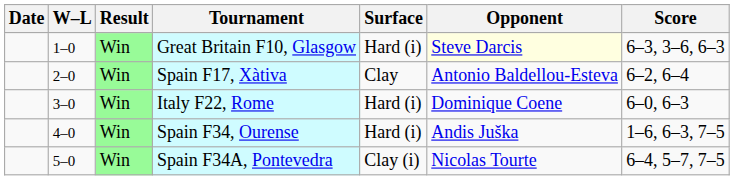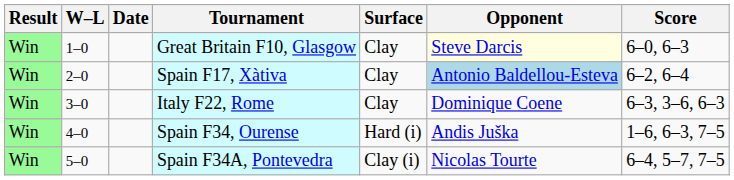columns swapped: (124, 18) <-> (27, 18)
(393, 47) Hard (i) -> (381, 47) Clay
(675, 47) 6–3, 3–6, 6–3 -> (658, 47) 6–0, 6–3
(525, 75) no background -> (525, 75) lightblue background
(393, 103) Hard (i) -> (381, 103) Clay
(658, 103) 6–0, 6–3 -> (675, 103) 6–3, 3–6, 6–3
